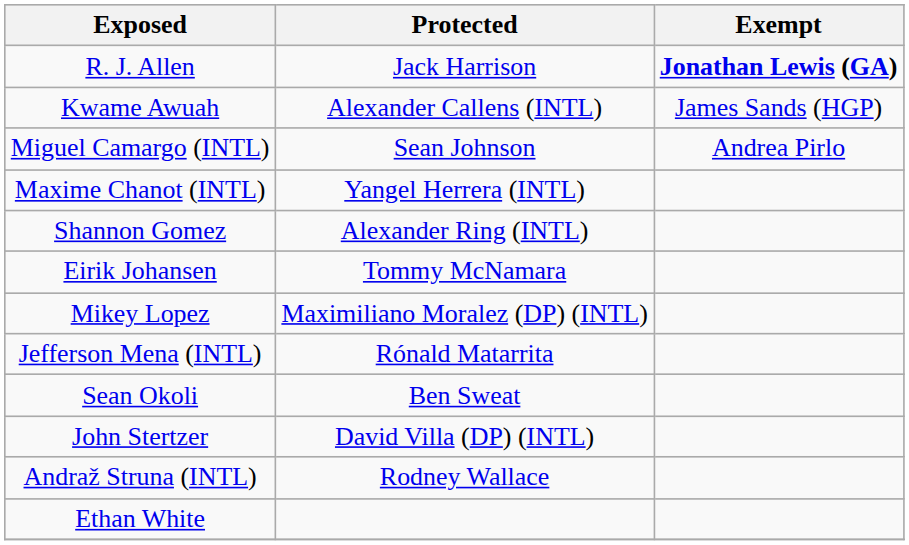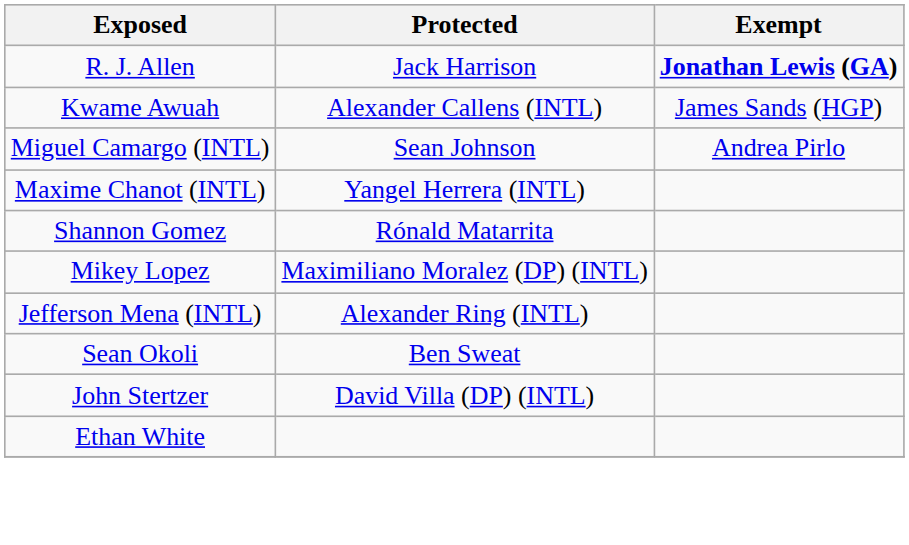(465, 230) Alexander Ring (INTL) -> (465, 230) Rónald Matarrita
- row: (140, 271)
(465, 353) Rónald Matarrita -> (465, 312) Alexander Ring (INTL)
- row: (140, 477)
